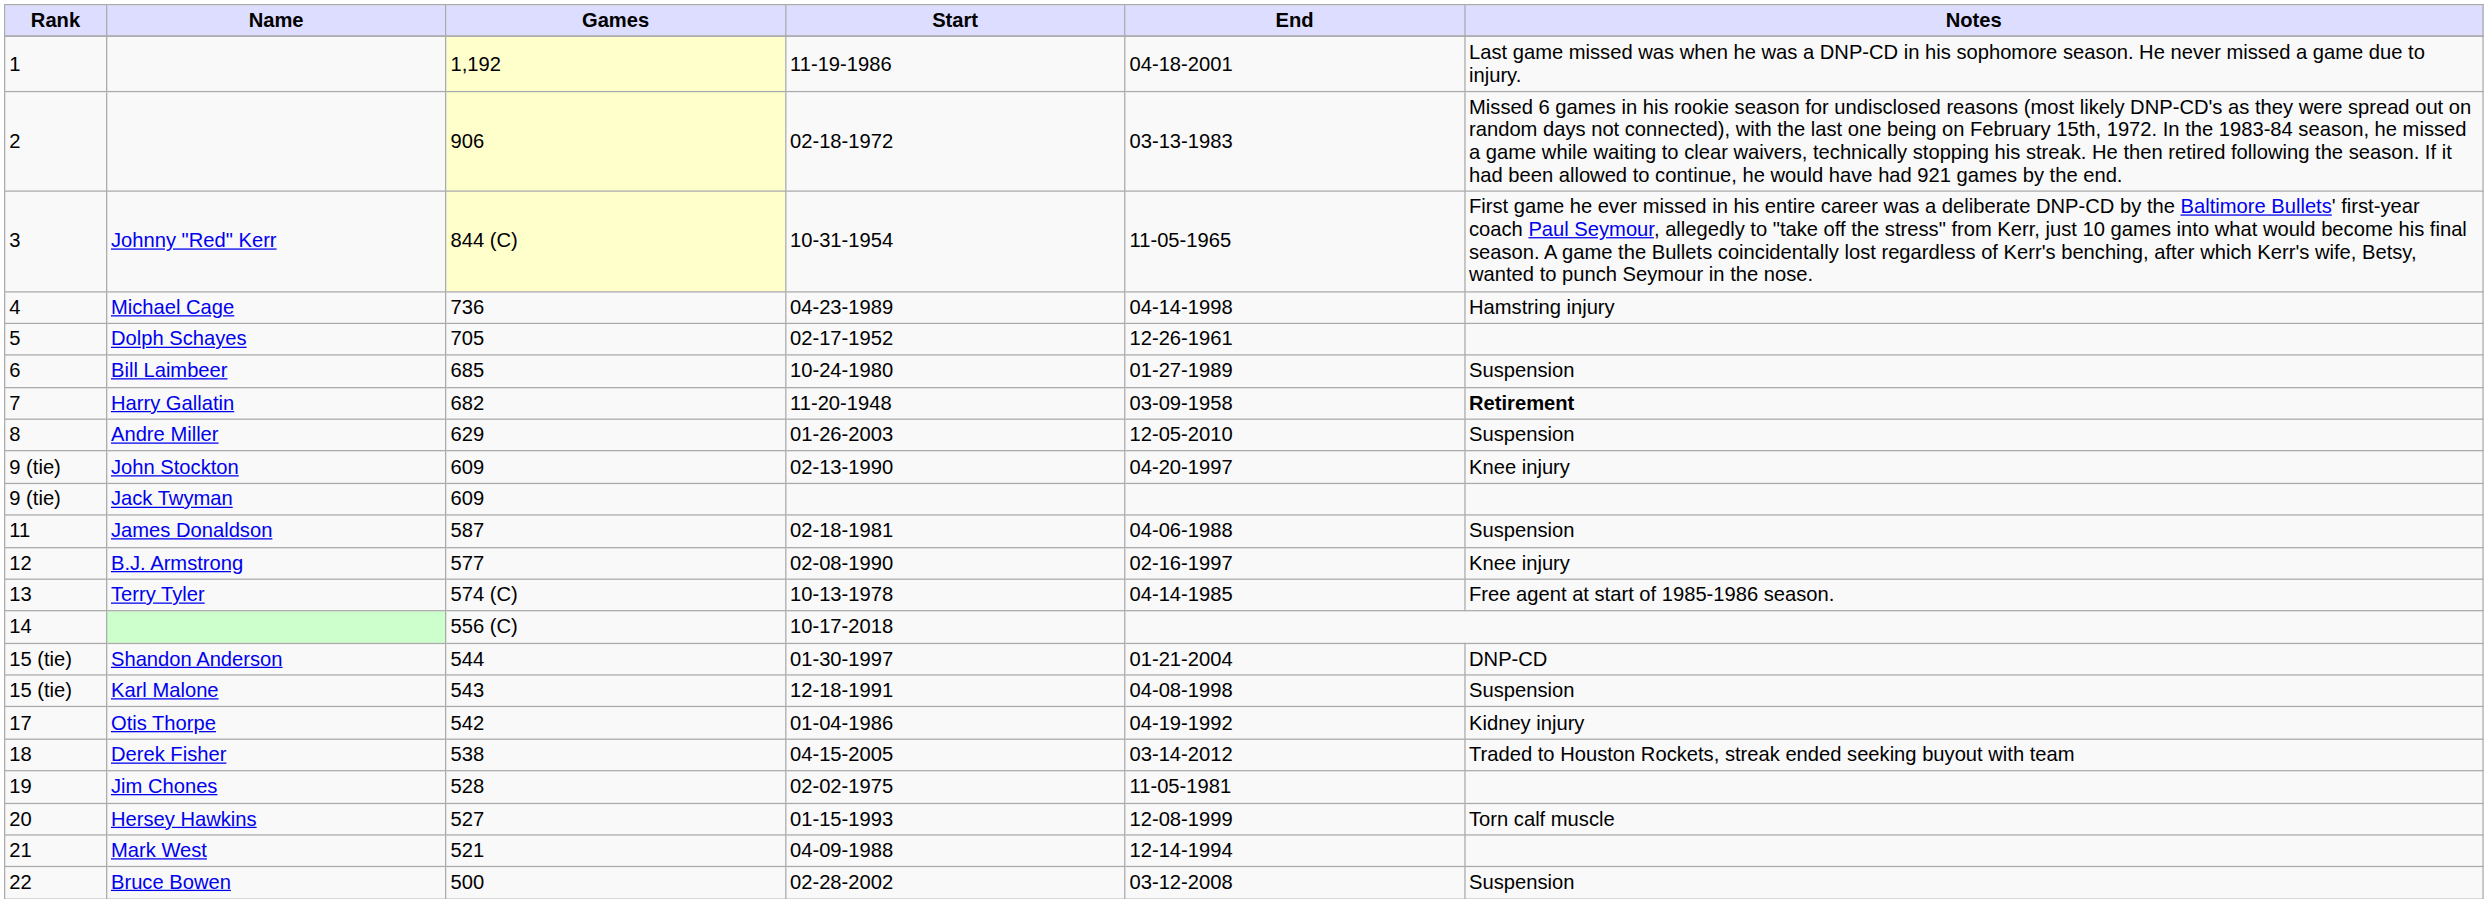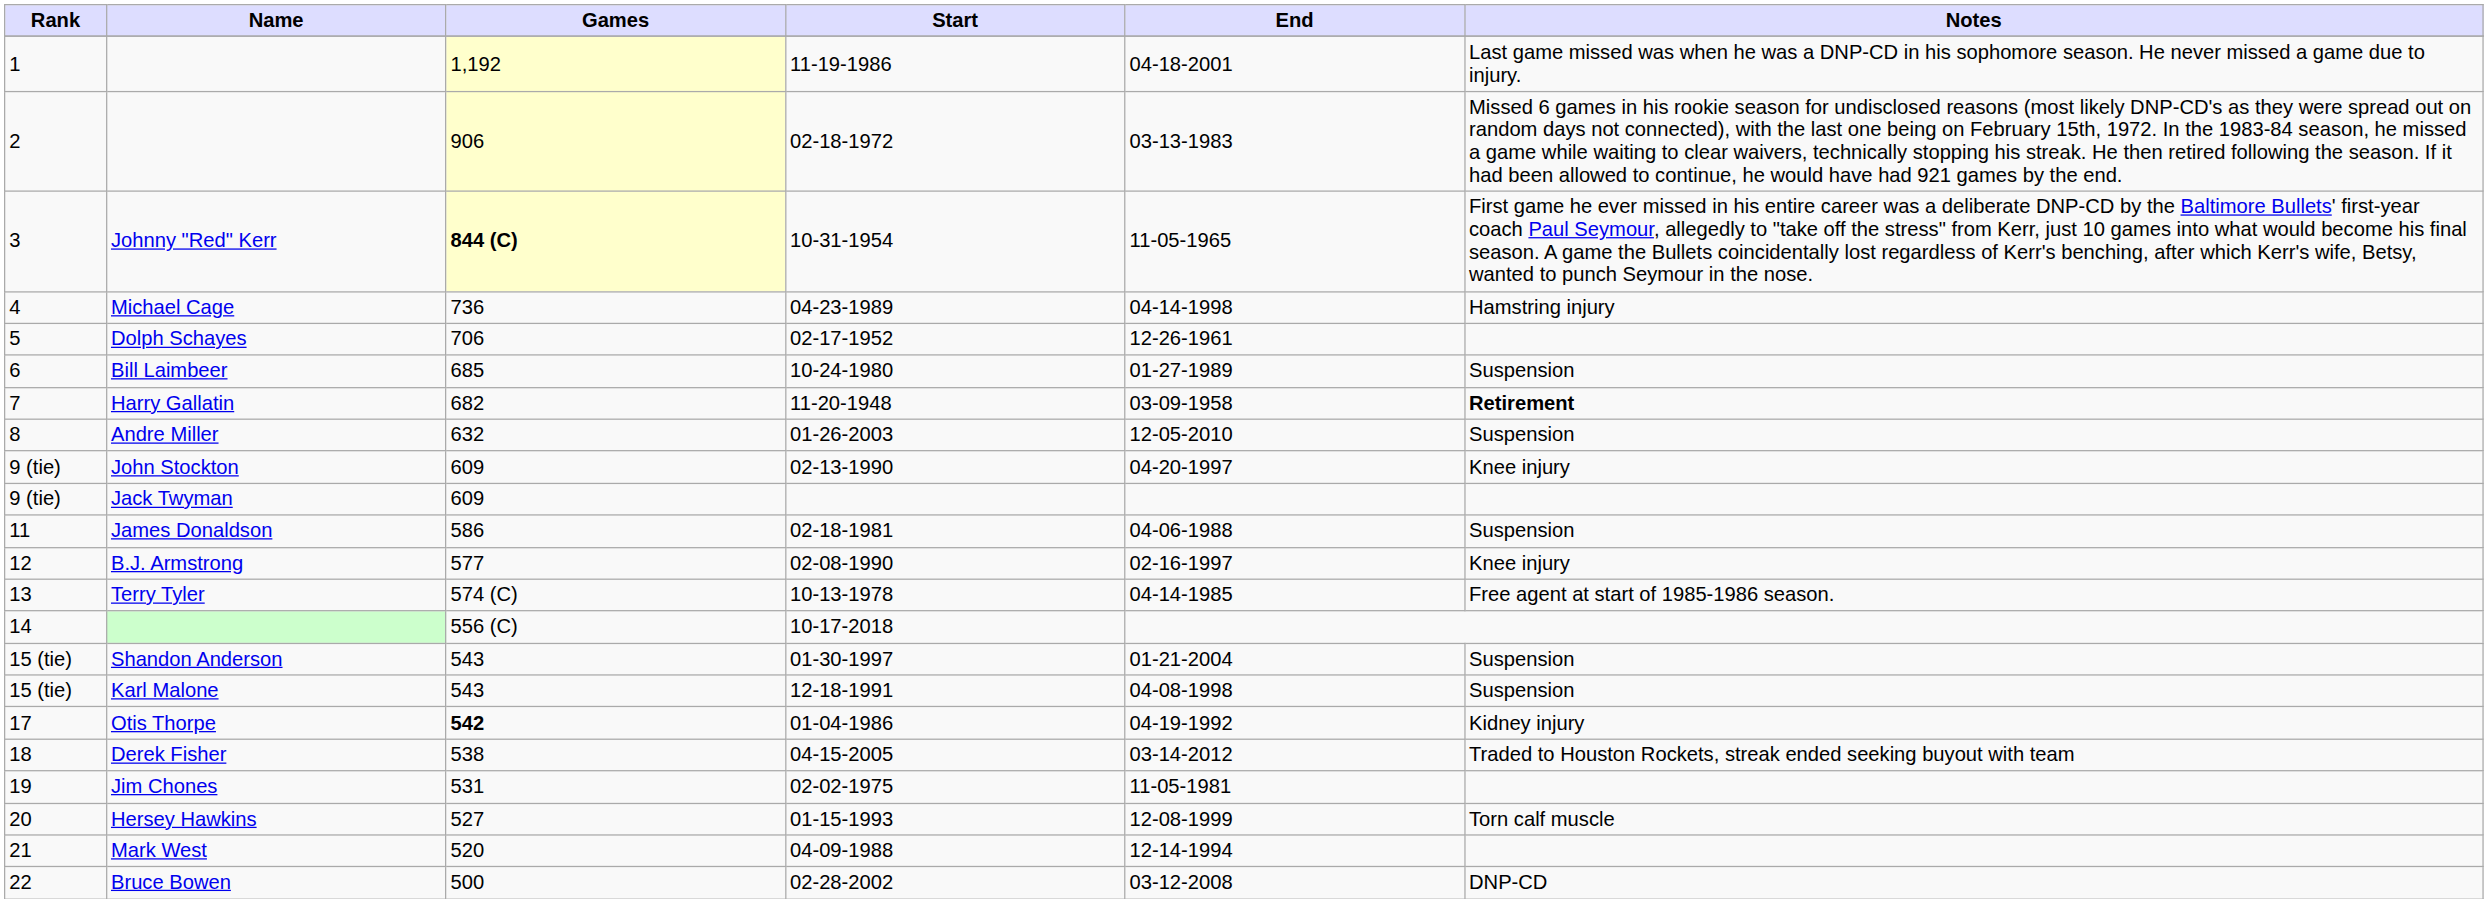(484, 241) normal -> (484, 241) bold
(467, 339) 705 -> (467, 339) 706
(467, 435) 629 -> (467, 435) 632
(467, 530) 587 -> (467, 530) 586
(467, 658) 544 -> (467, 658) 543
(1508, 658) DNP-CD -> (1522, 658) Suspension
(467, 722) normal -> (467, 722) bold
(467, 786) 528 -> (467, 786) 531
(467, 850) 521 -> (467, 850) 520
(1522, 882) Suspension -> (1508, 882) DNP-CD
